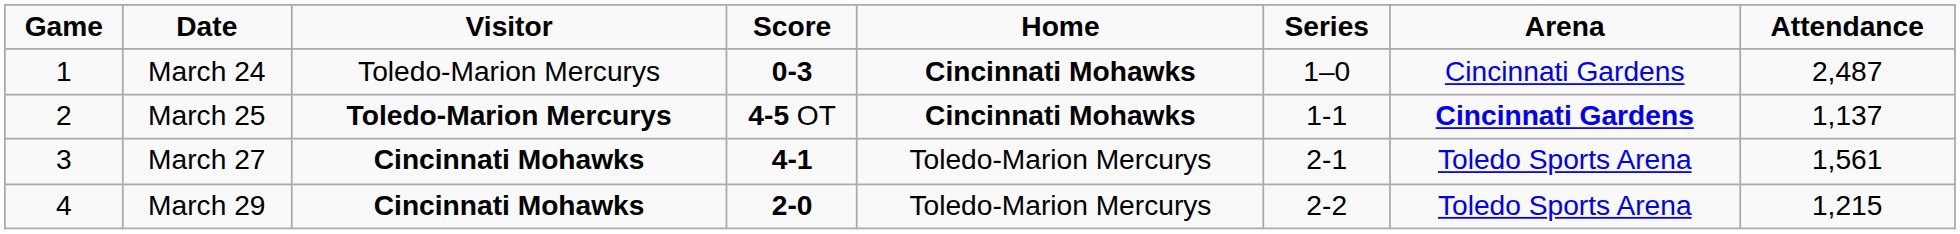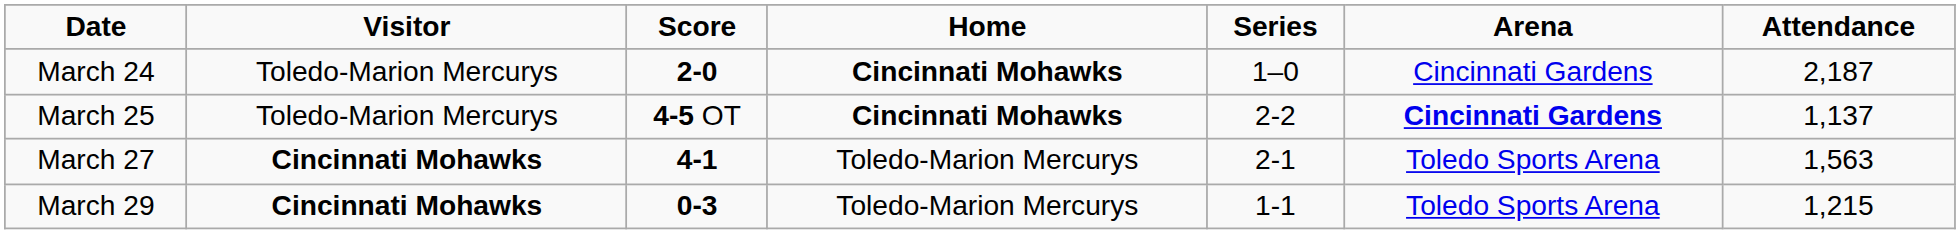- column: (64, 26)
(792, 71) 0-3 -> (697, 71) 2-0
(1847, 71) 2,487 -> (1838, 71) 2,187
(509, 116) bold -> (407, 116) normal
(1327, 116) 1-1 -> (1275, 116) 2-2
(1847, 160) 1,561 -> (1838, 160) 1,563
(792, 205) 2-0 -> (697, 205) 0-3
(1327, 205) 2-2 -> (1275, 205) 1-1
